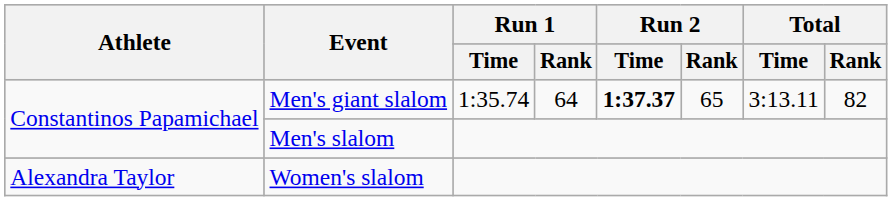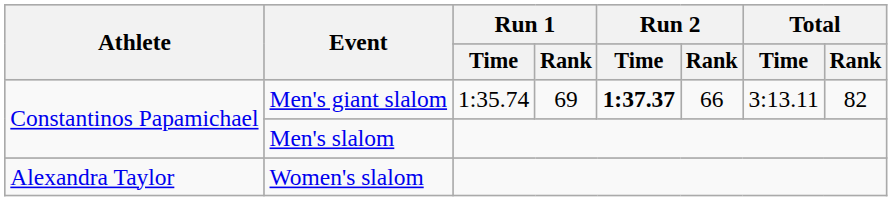(566, 99) 64 -> (566, 99) 69
(712, 99) 65 -> (712, 99) 66
